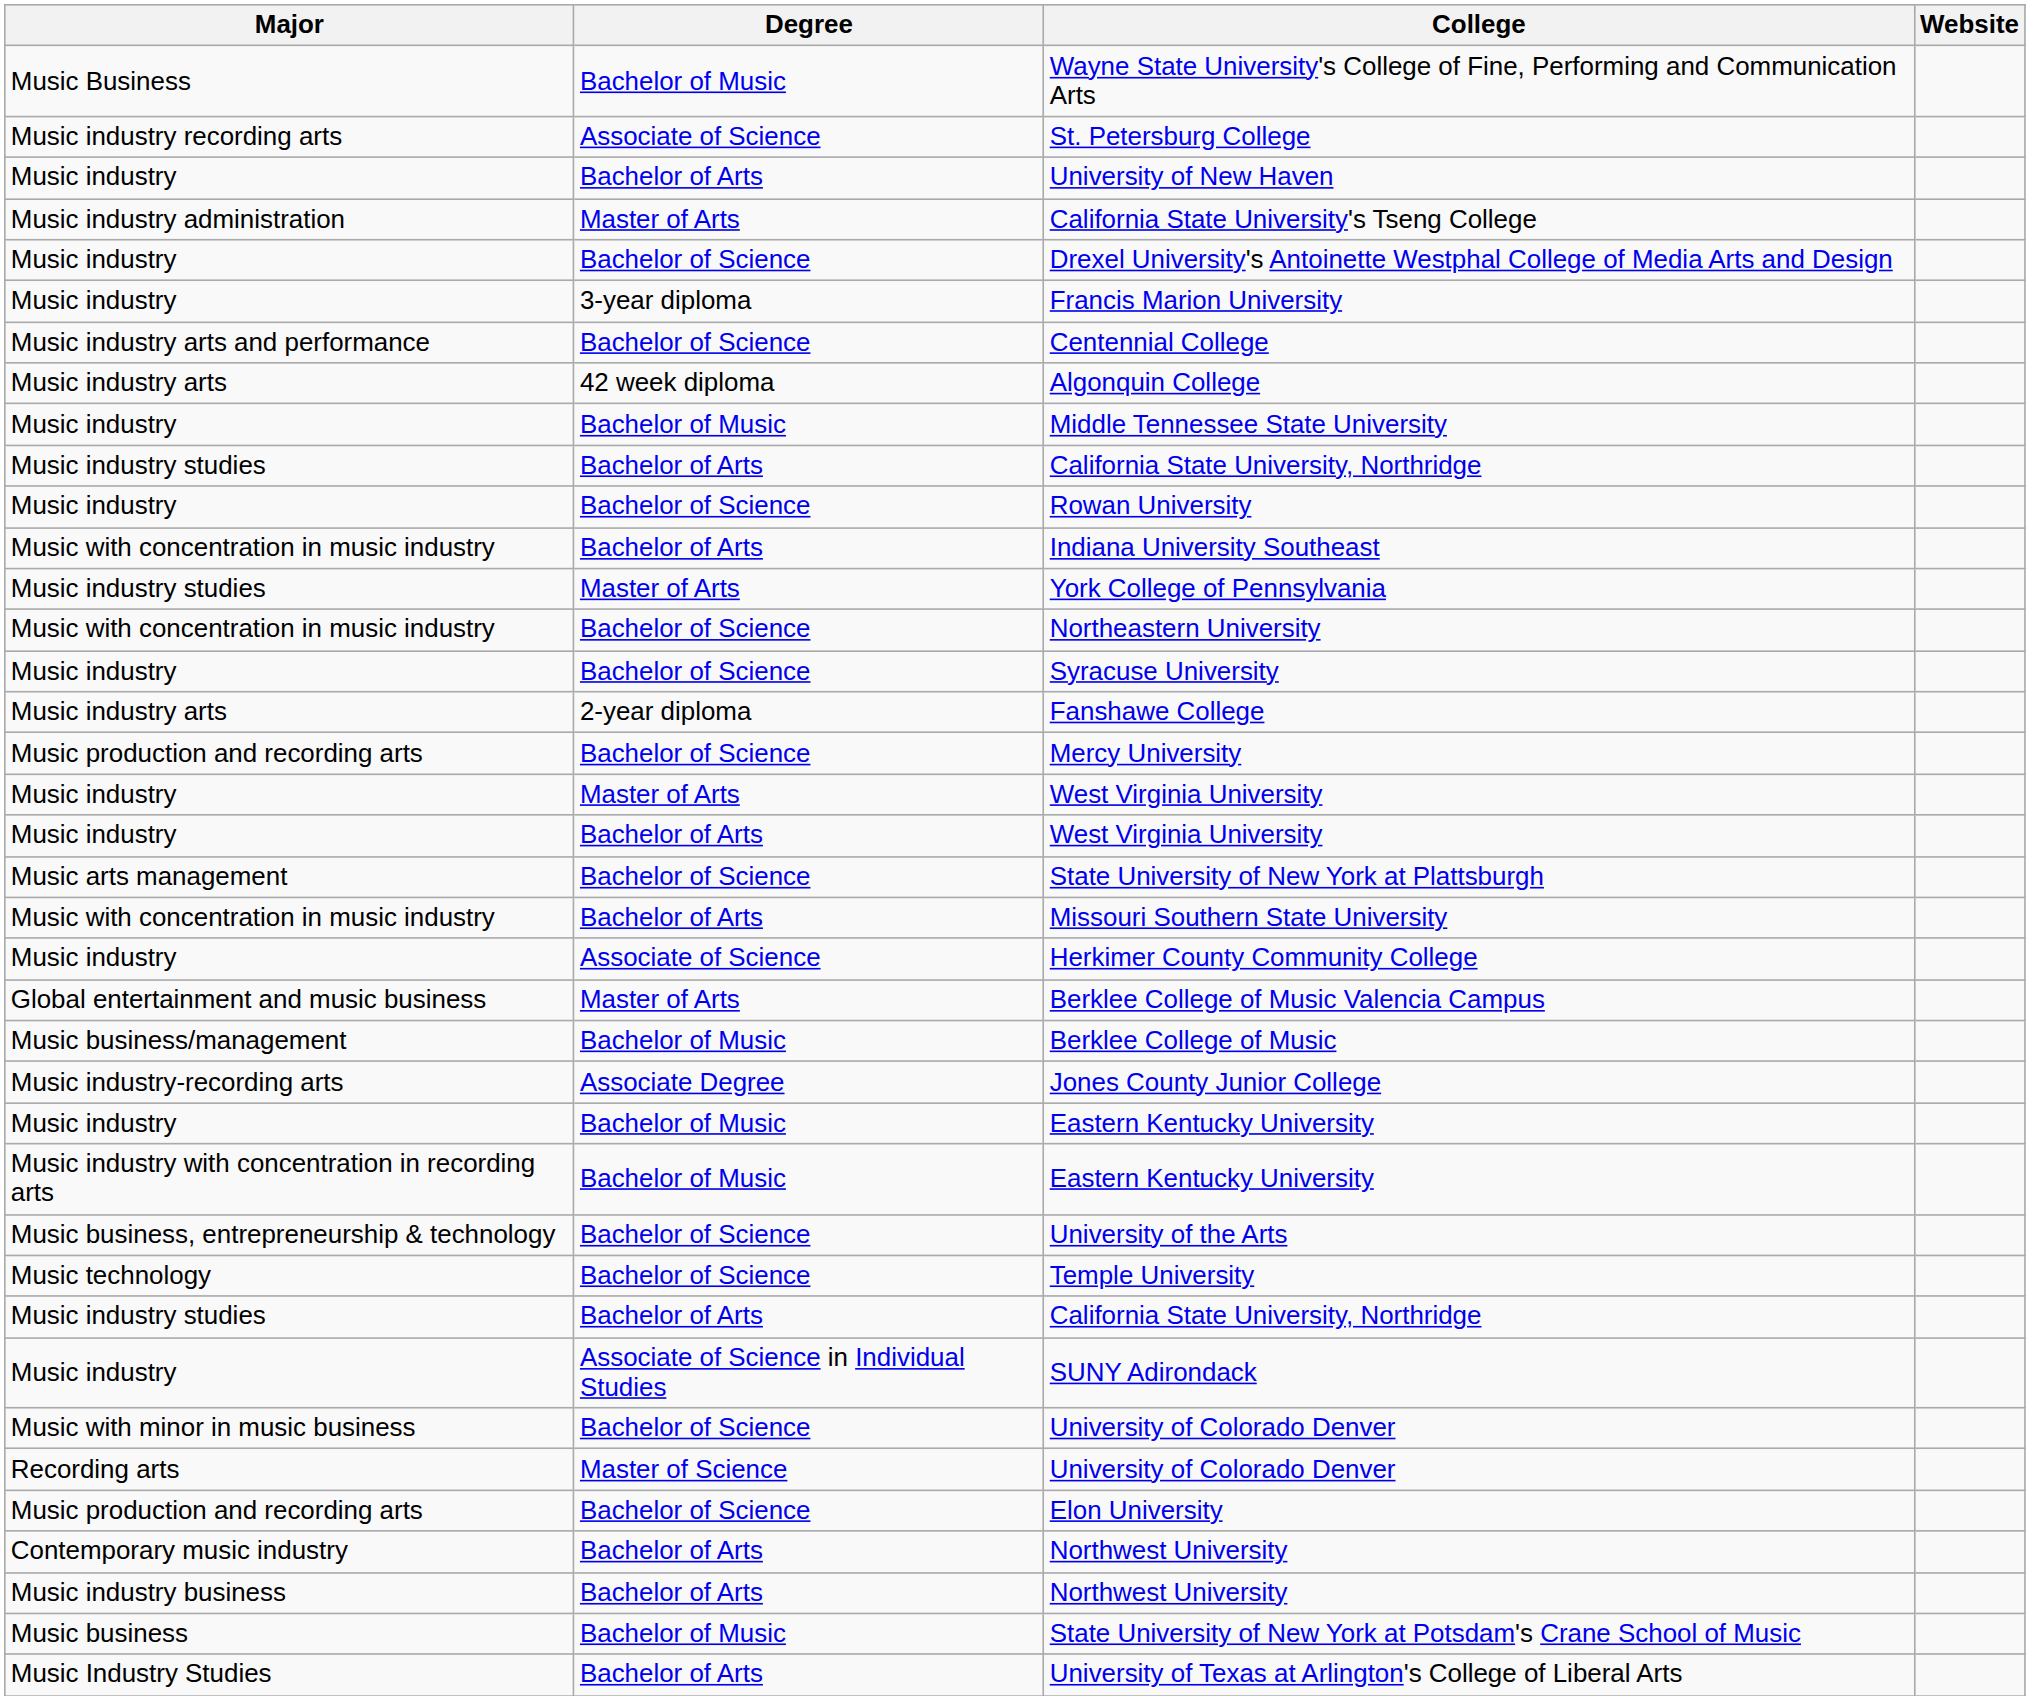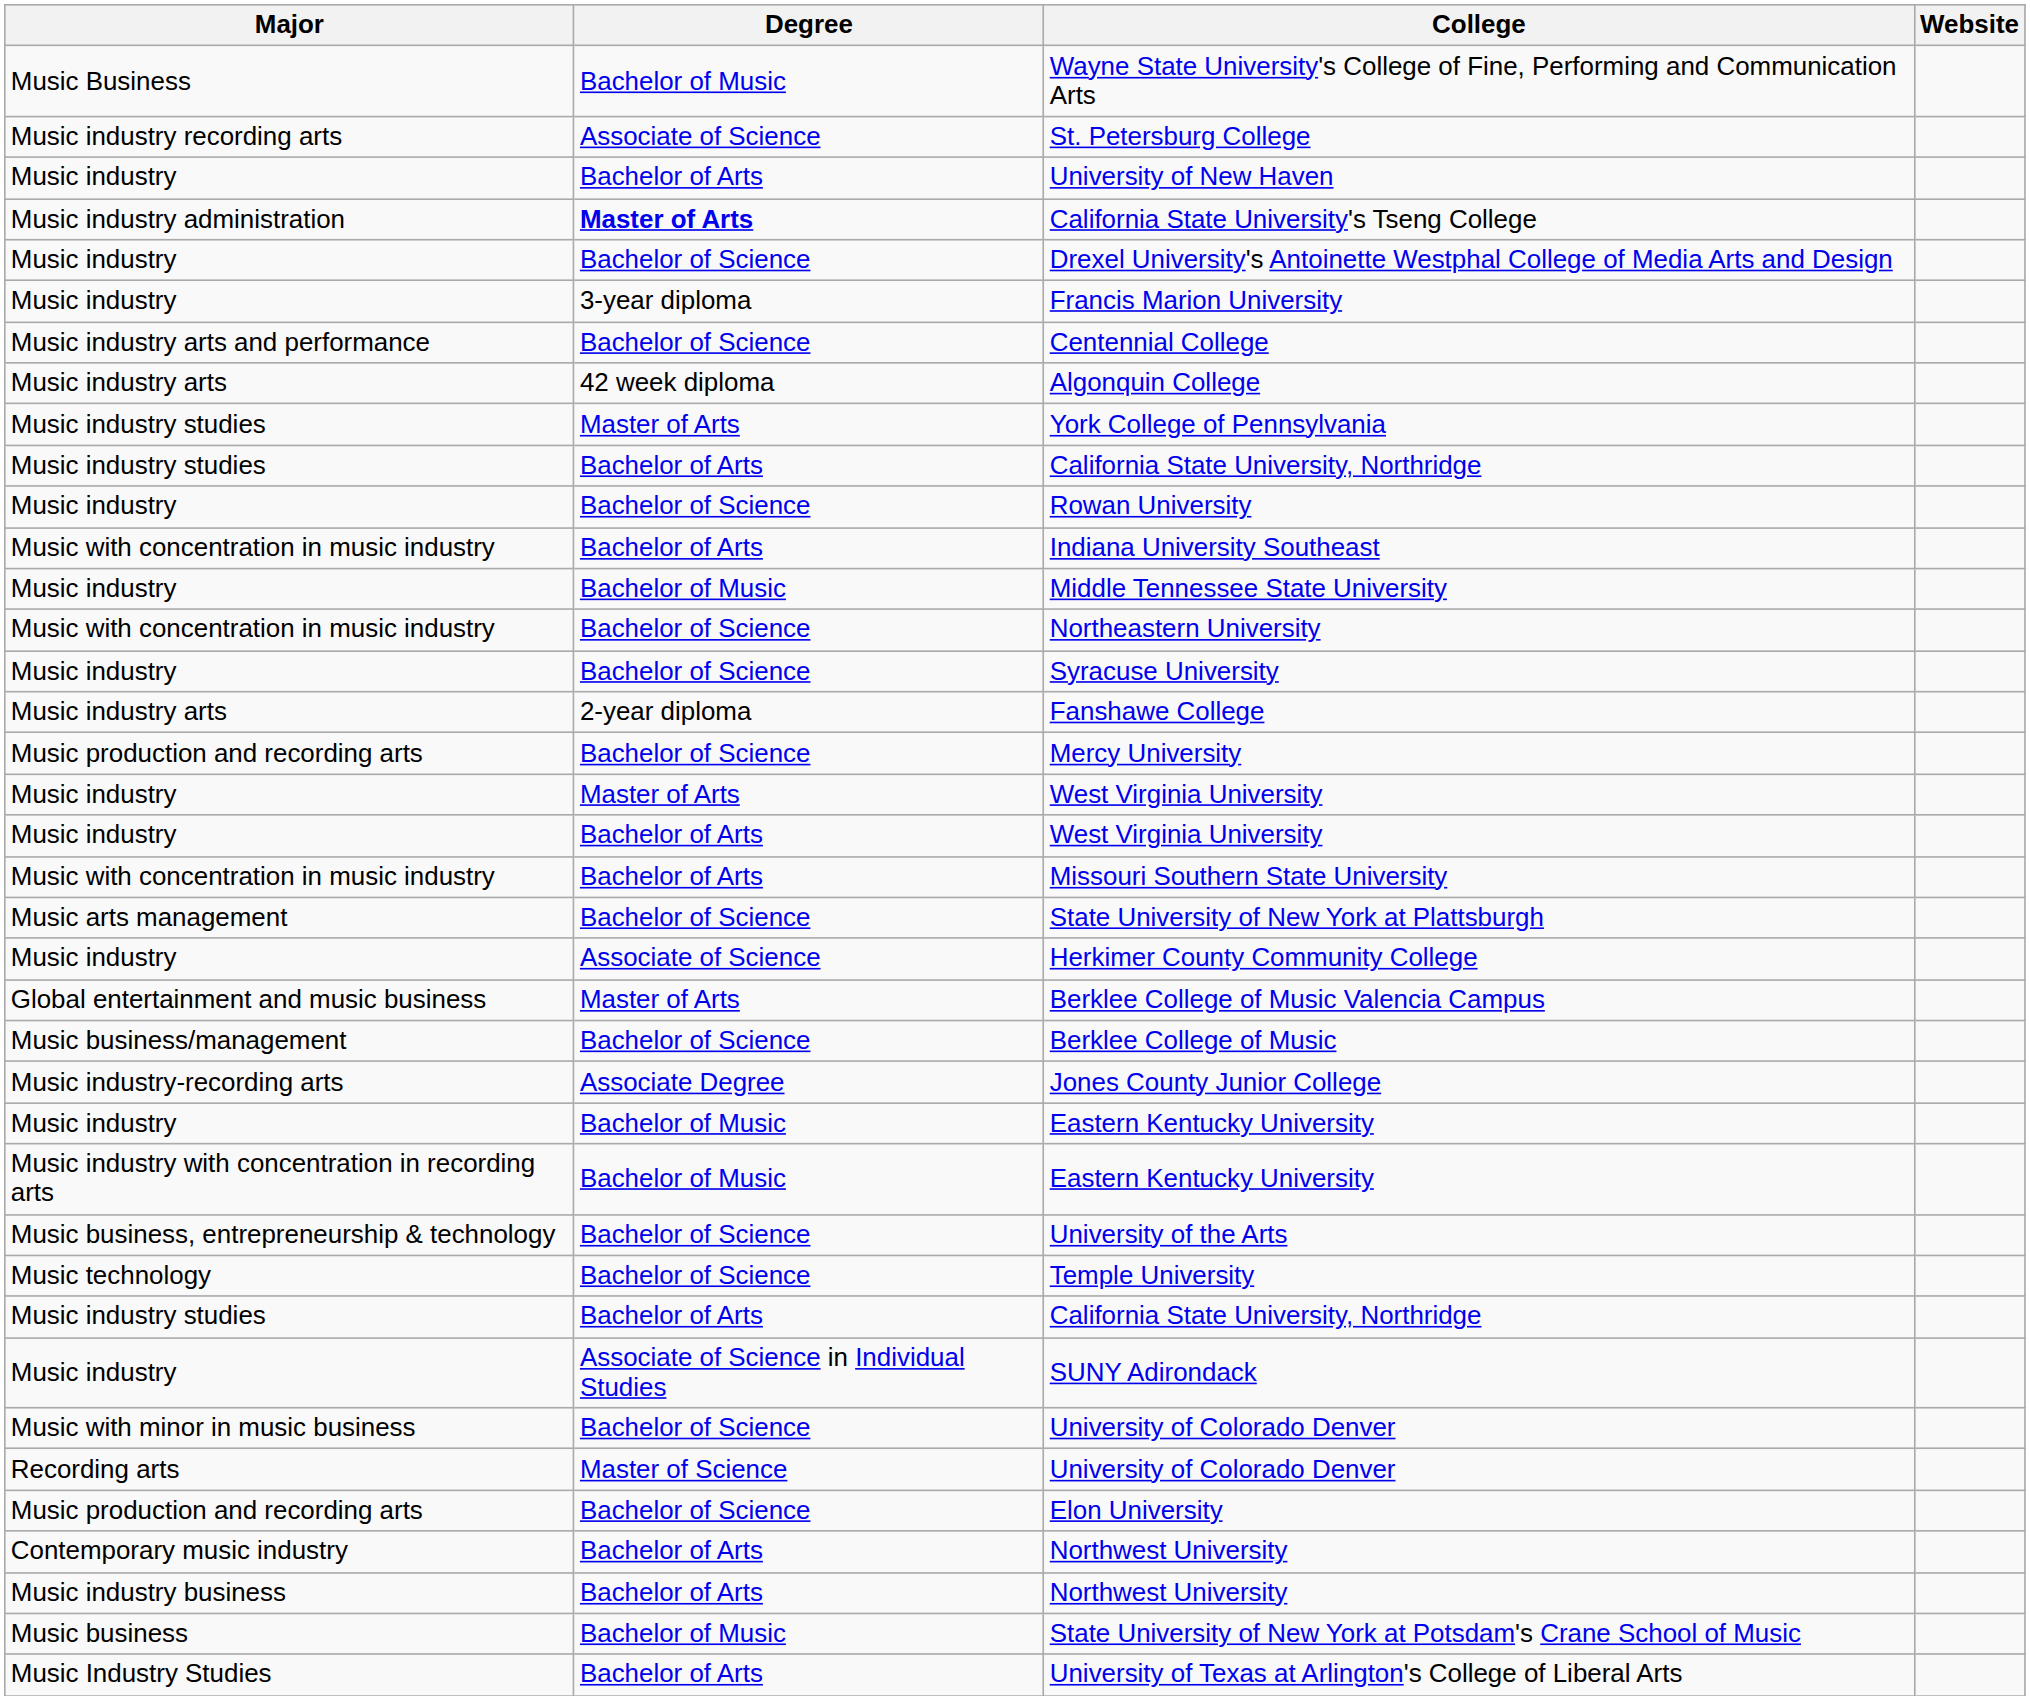(660, 218) normal -> (667, 218) bold
rows swapped: (138, 588) <-> (94, 424)
rows swapped: (253, 917) <-> (149, 876)
(683, 1040) Bachelor of Music -> (695, 1040) Bachelor of Science
